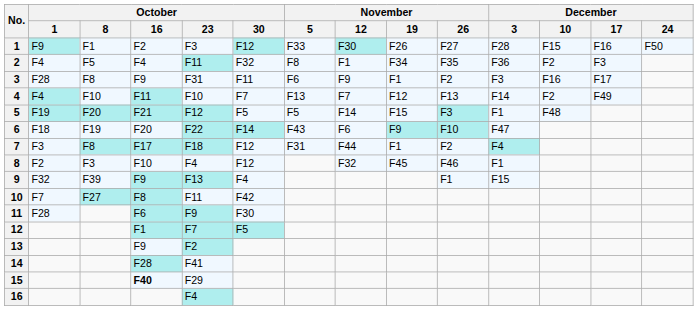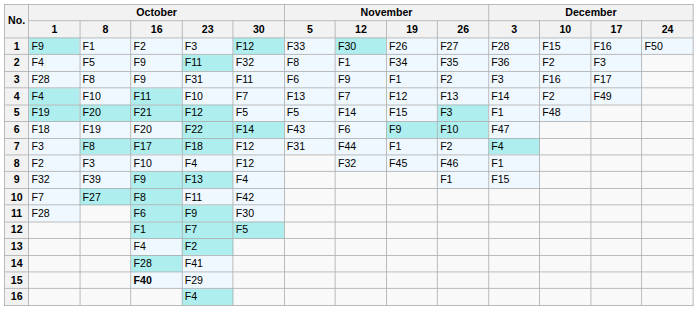(140, 63) F4 -> (140, 63) F9
(140, 246) F9 -> (140, 246) F4
